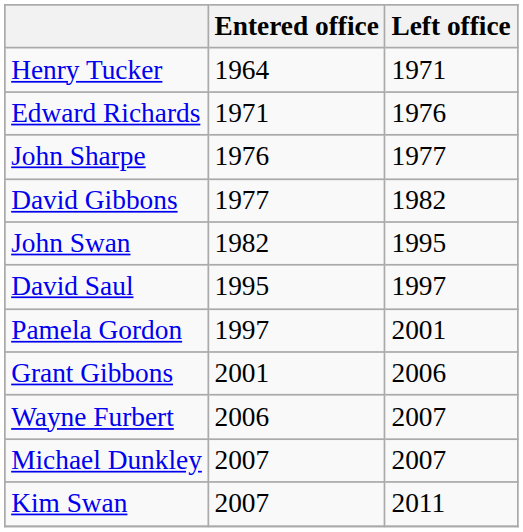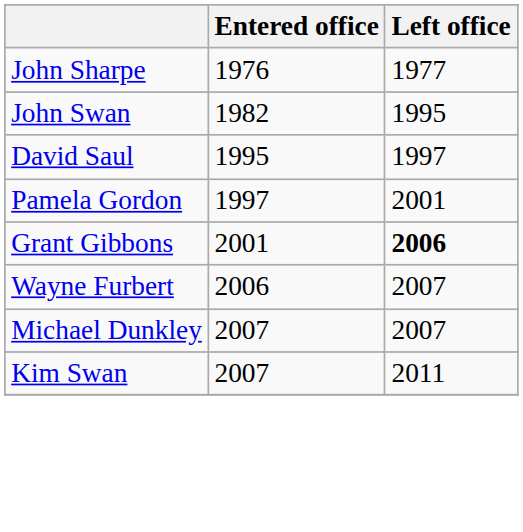- row: (87, 69)
- row: (106, 112)
- row: (94, 199)
(419, 373) normal -> (419, 243) bold
